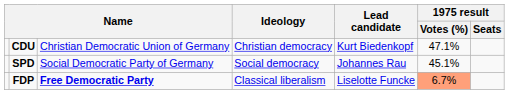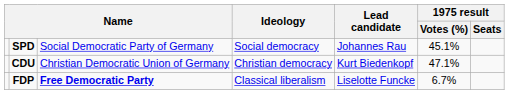rows swapped: (23, 47) <-> (23, 64)
(444, 81) lightsalmon background -> (444, 81) no background
